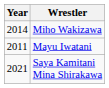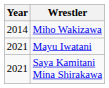(17, 46) 2011 -> (17, 46) 2021
